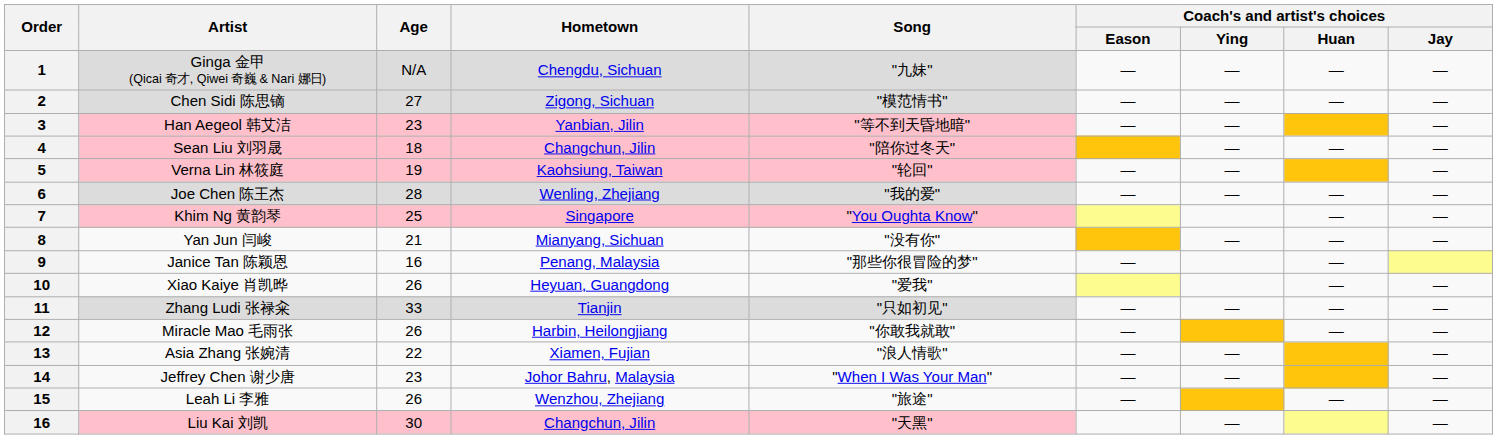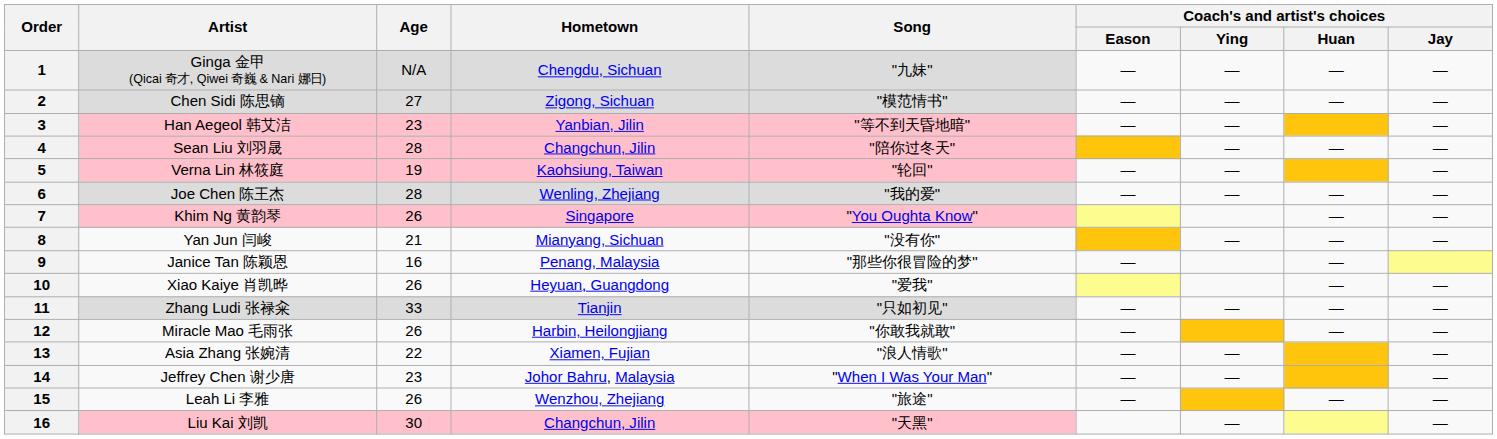(414, 147) 18 -> (414, 147) 28
(414, 216) 25 -> (414, 216) 26
